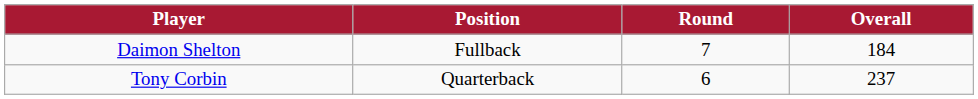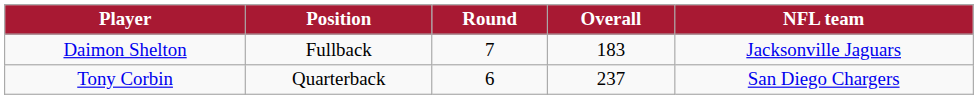+ column: (824, 19)
(881, 49) 184 -> (611, 49) 183
